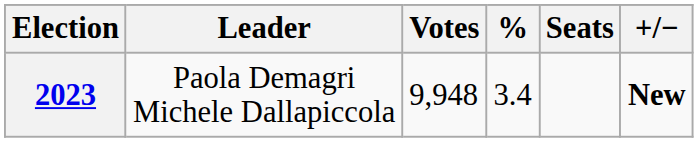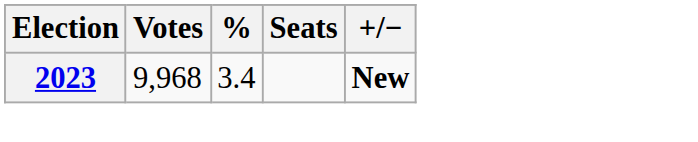- column: (264, 28)
(444, 94) 9,948 -> (167, 77) 9,968
